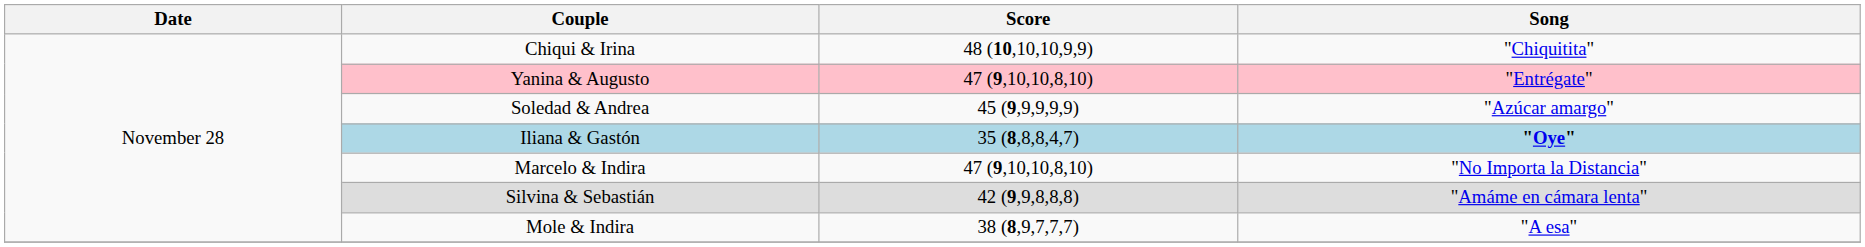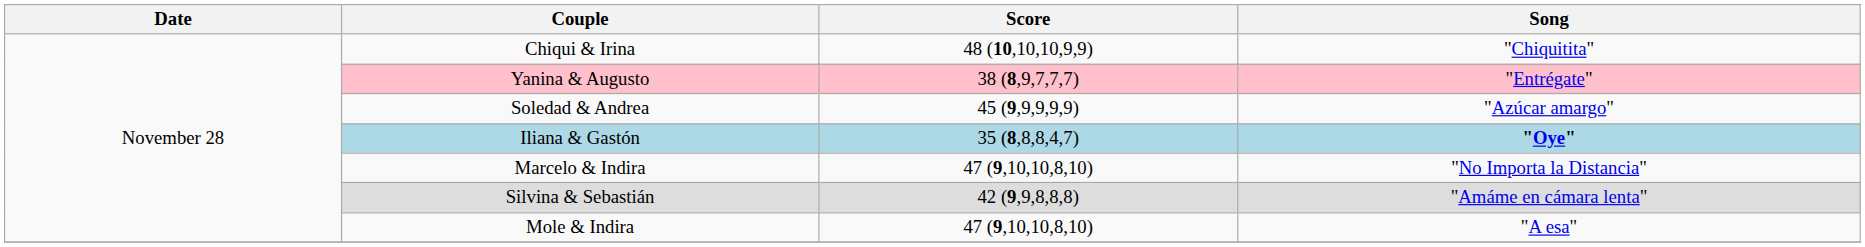(1028, 78) 47 (9,10,10,8,10) -> (1028, 78) 38 (8,9,7,7,7)
(1028, 227) 38 (8,9,7,7,7) -> (1028, 227) 47 (9,10,10,8,10)
